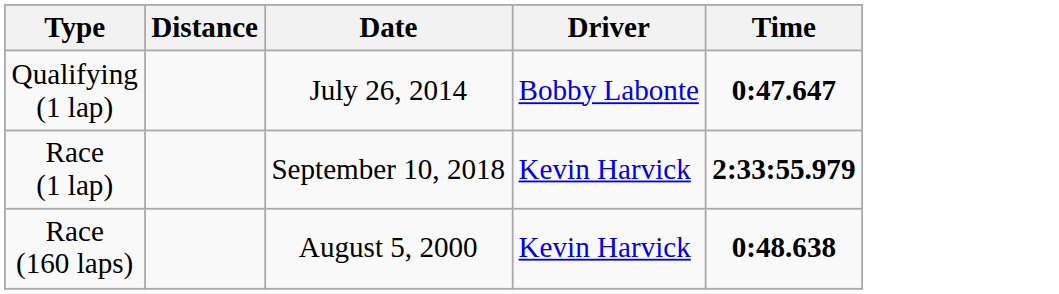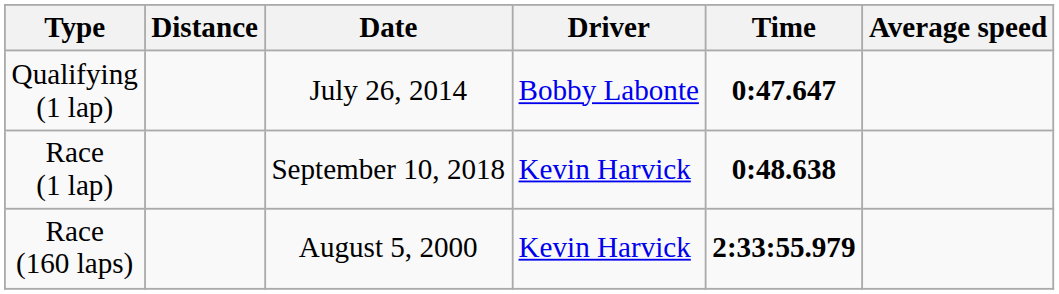+ column: (958, 27)
(784, 169) 2:33:55.979 -> (784, 169) 0:48.638
(784, 248) 0:48.638 -> (784, 248) 2:33:55.979
